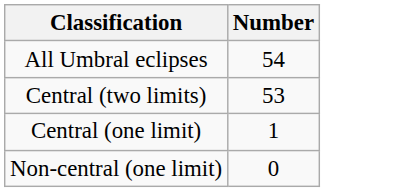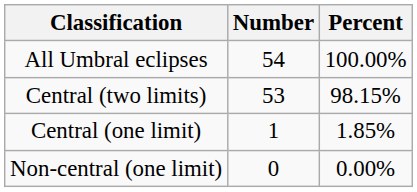+ column: (366, 22)
